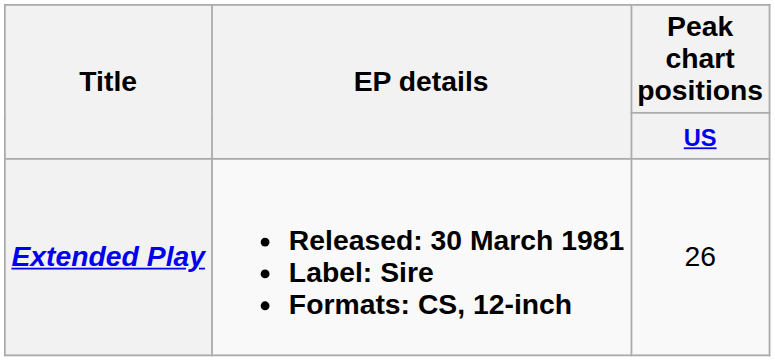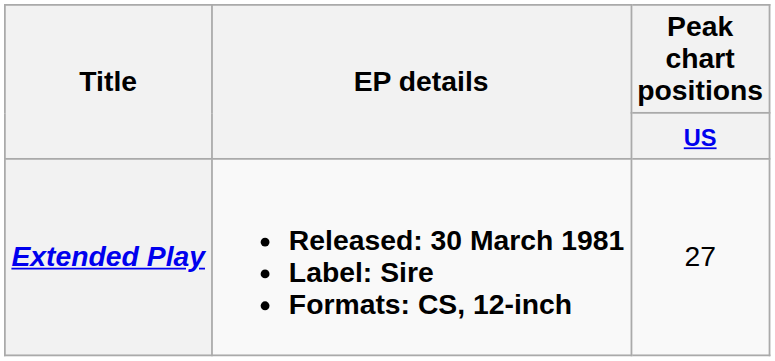(700, 256) 26 -> (700, 256) 27
